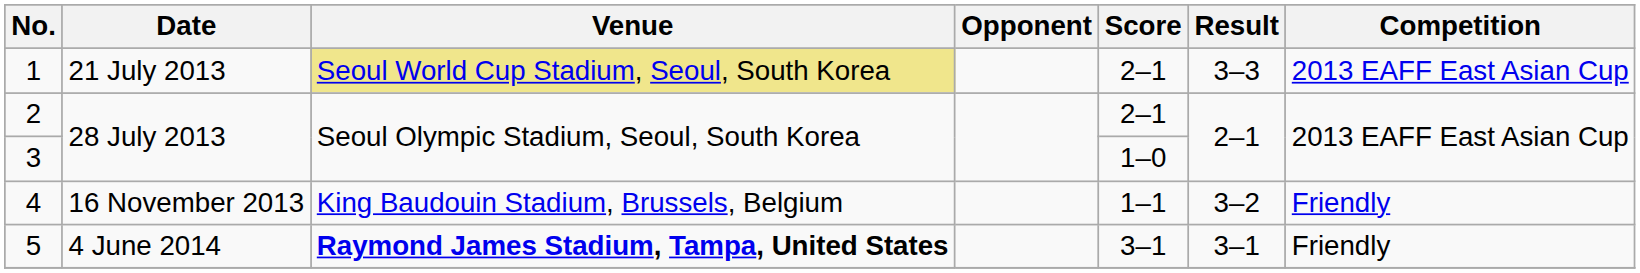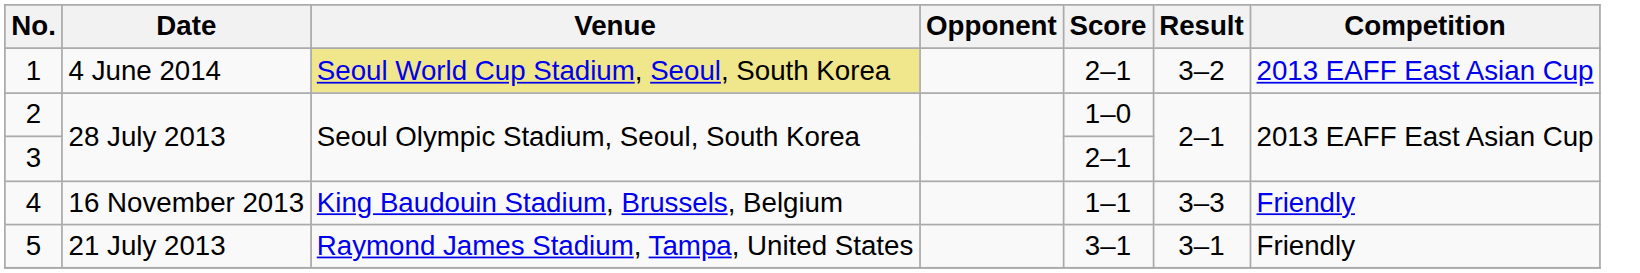(147, 70) 21 July 2013 -> (145, 70) 4 June 2014
(1237, 70) 3–3 -> (1201, 70) 3–2
(1143, 114) 2–1 -> (1108, 114) 1–0
(1143, 158) 1–0 -> (1108, 158) 2–1
(1237, 202) 3–2 -> (1201, 202) 3–3
(145, 245) 4 June 2014 -> (147, 245) 21 July 2013
(633, 245) bold -> (615, 245) normal
